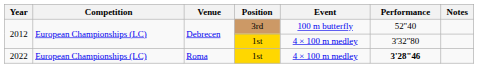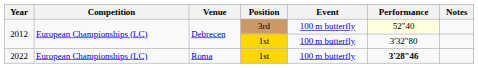(405, 26) no background -> (404, 26) lightyellow background
(325, 41) 4 × 100 m medley -> (328, 41) 100 m butterfly
(325, 56) 4 × 100 m medley -> (328, 56) 100 m butterfly
